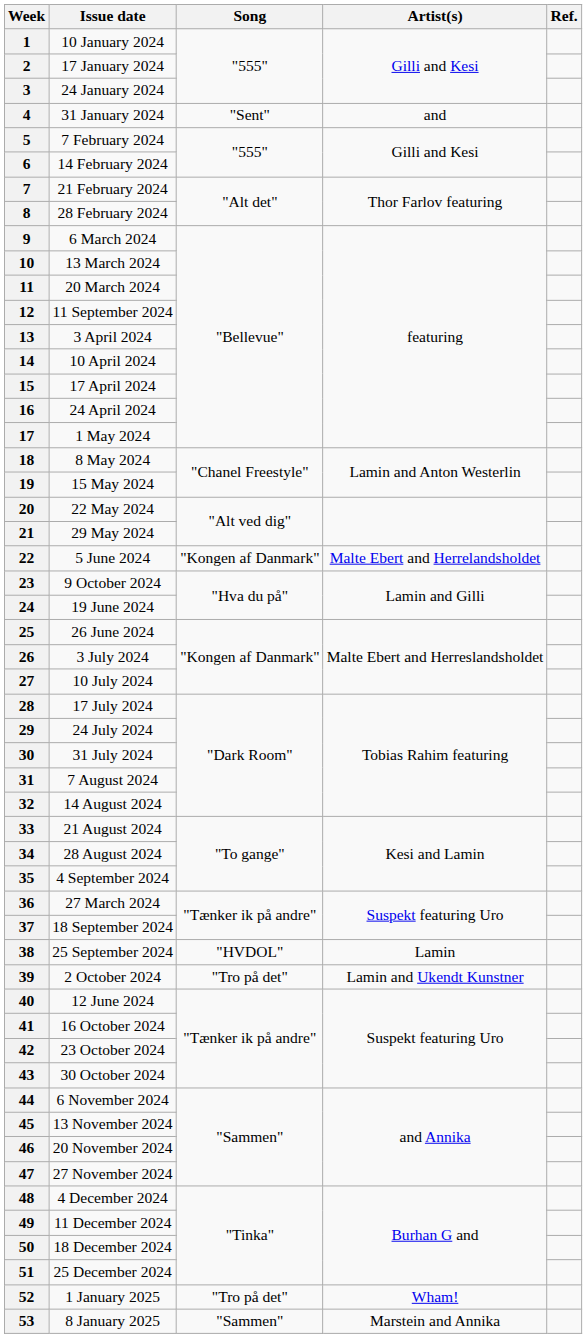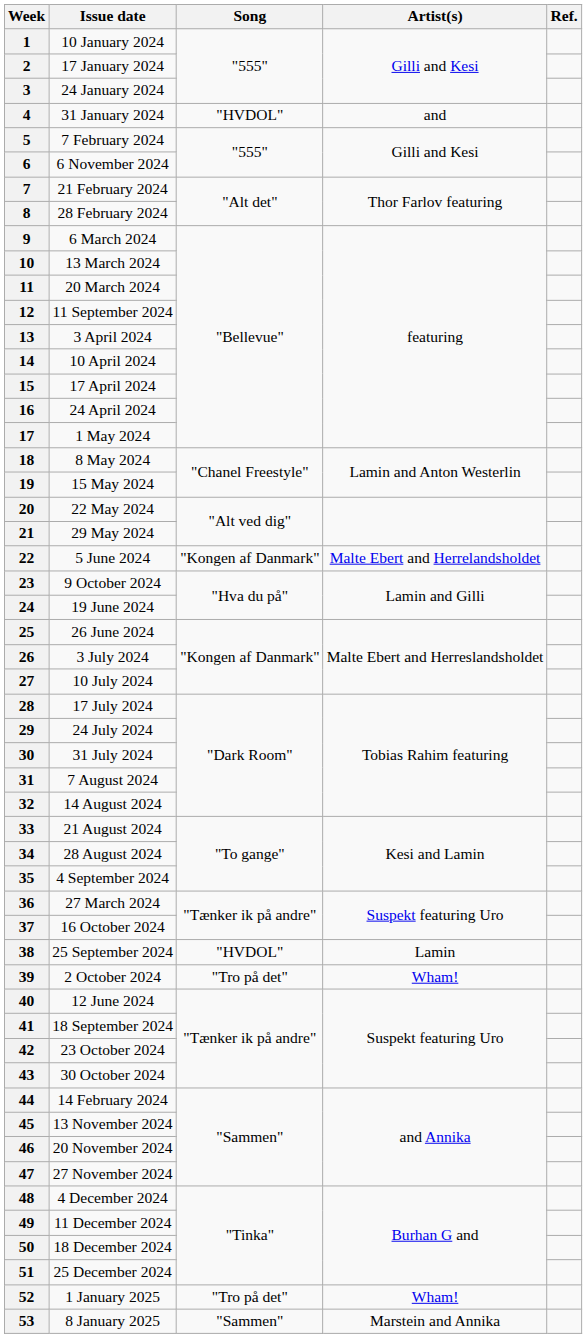(250, 115) "Sent" -> (250, 115) "HVDOL"
(113, 164) 14 February 2024 -> (113, 164) 6 November 2024
(113, 927) 18 September 2024 -> (113, 927) 16 October 2024
(435, 976) Lamin and Ukendt Kunstner -> (435, 976) Wham!
(113, 1025) 16 October 2024 -> (113, 1025) 18 September 2024
(113, 1099) 6 November 2024 -> (113, 1099) 14 February 2024
